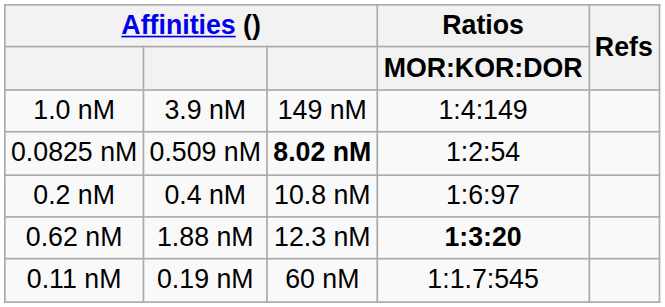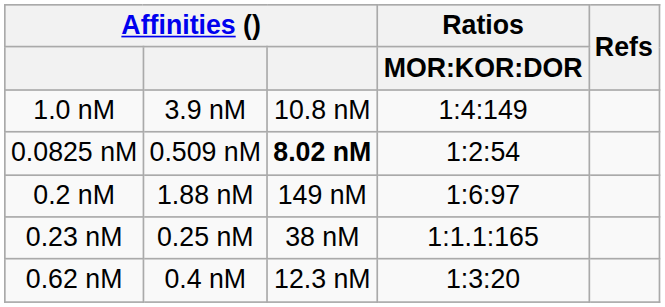(322, 110) 149 nM -> (322, 110) 10.8 nM
(205, 195) 0.4 nM -> (205, 195) 1.88 nM
(322, 195) 10.8 nM -> (322, 195) 149 nM
+ row: (74, 237)
(205, 237) 1.88 nM -> (205, 279) 0.4 nM
(483, 237) bold -> (483, 279) normal
- row: (74, 279)
